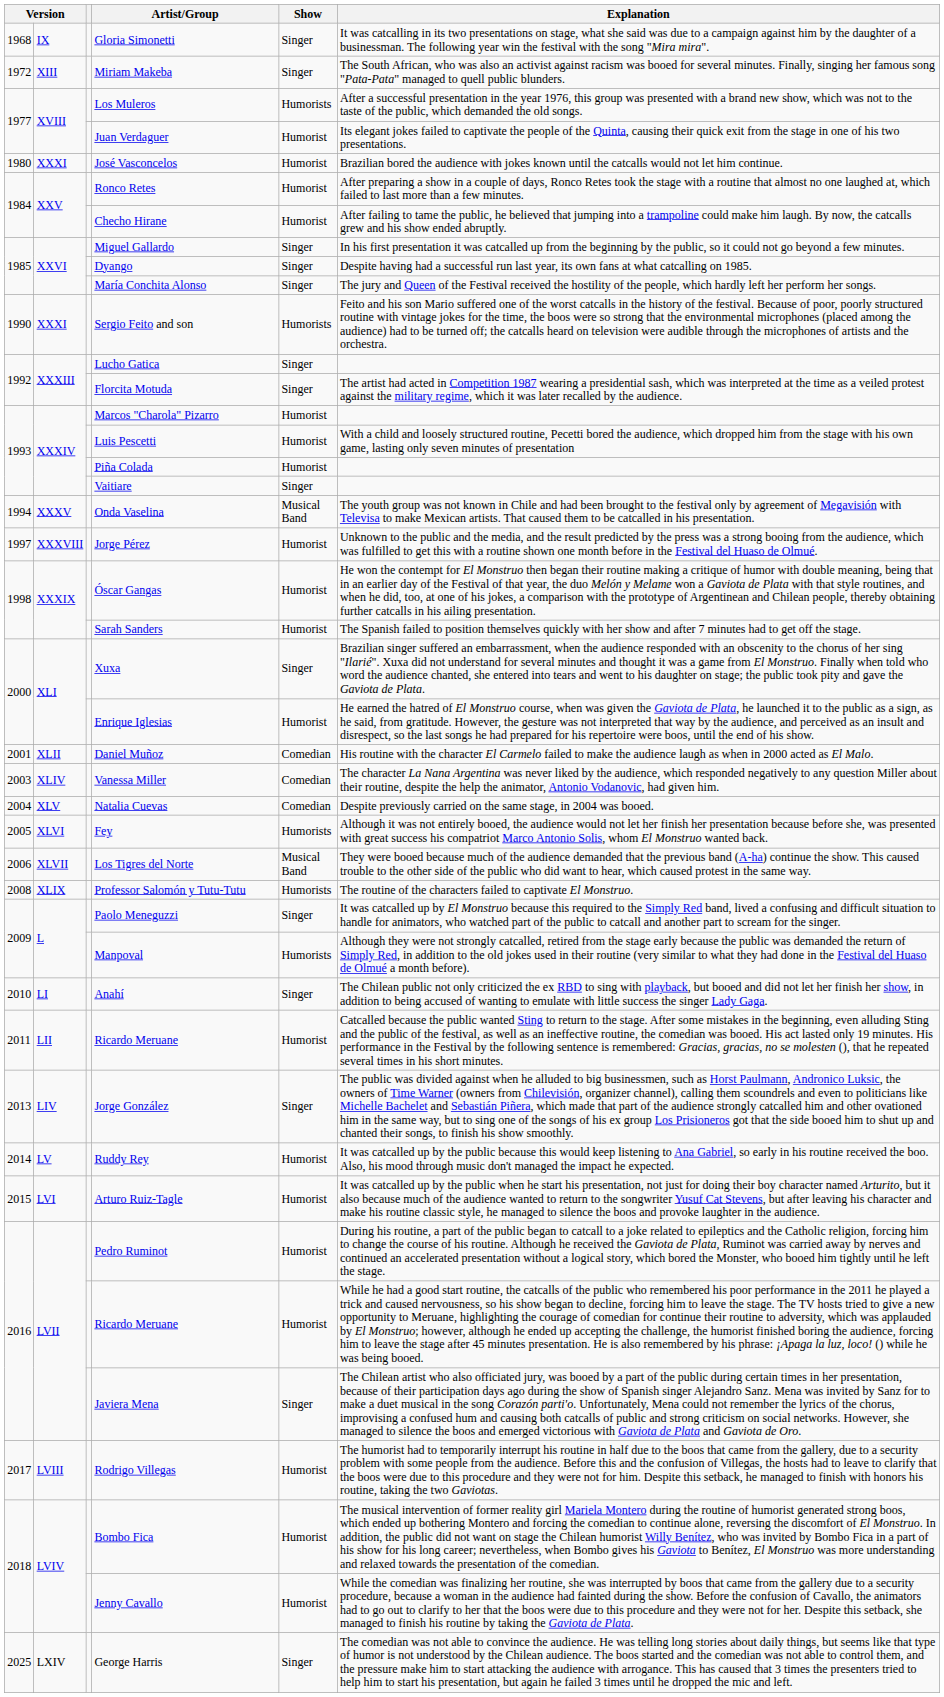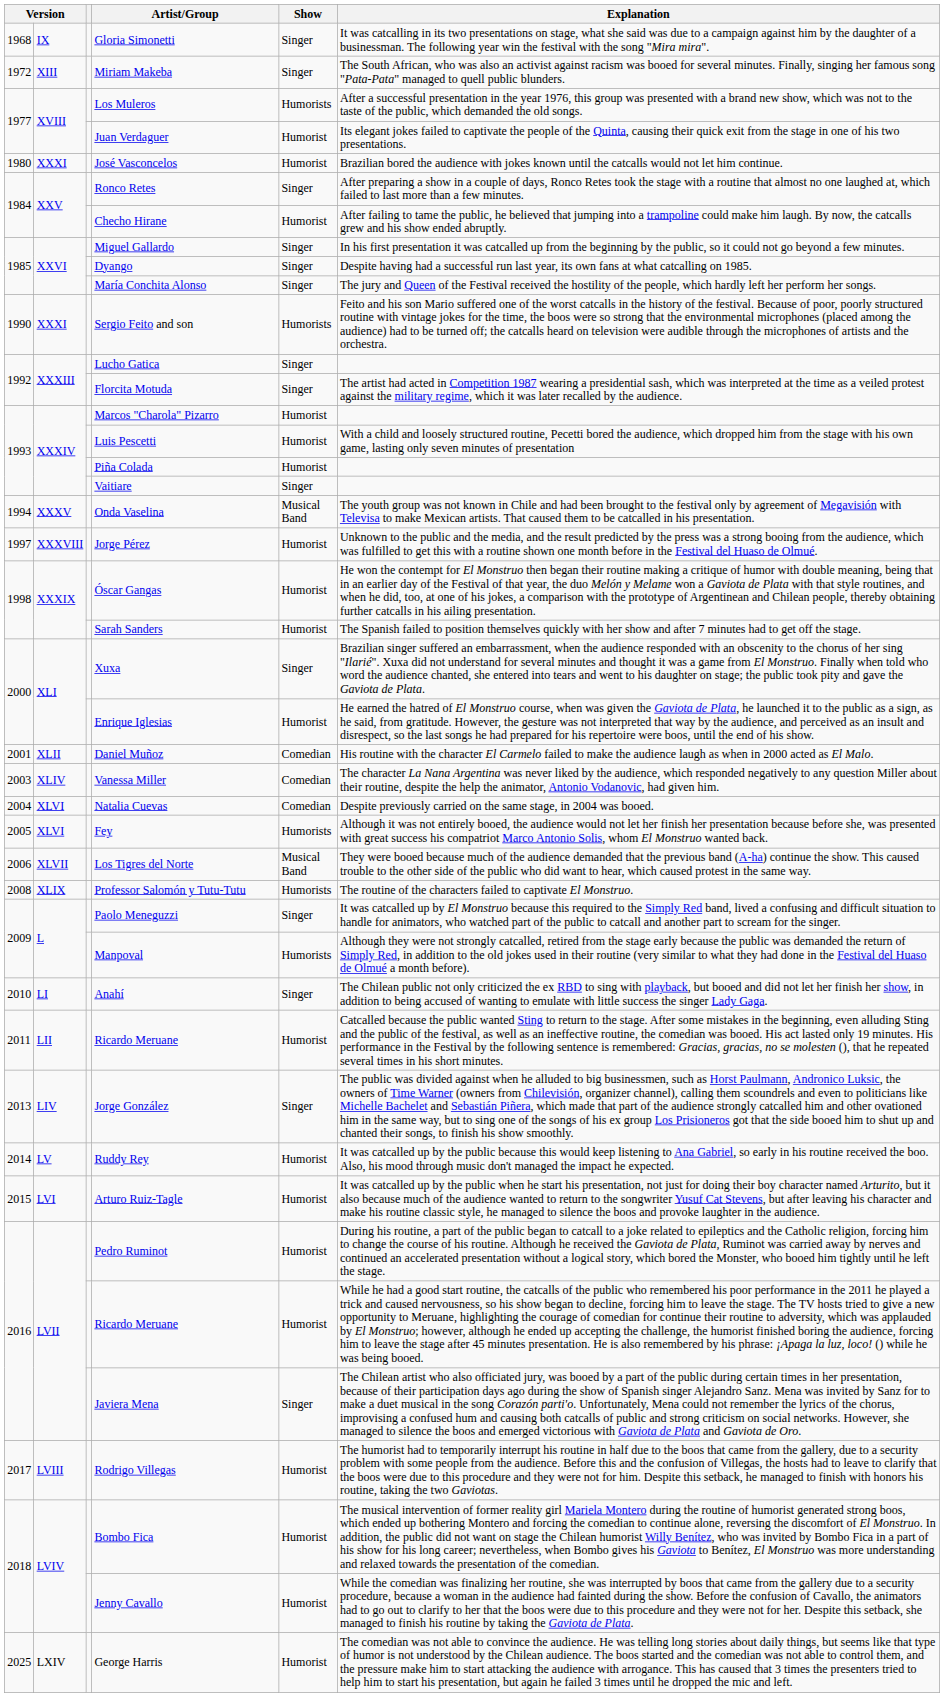(304, 188) Humorist -> (297, 188) Singer
(48, 805) XLV -> (50, 805) XLVI
(297, 1662) Singer -> (304, 1662) Humorist
